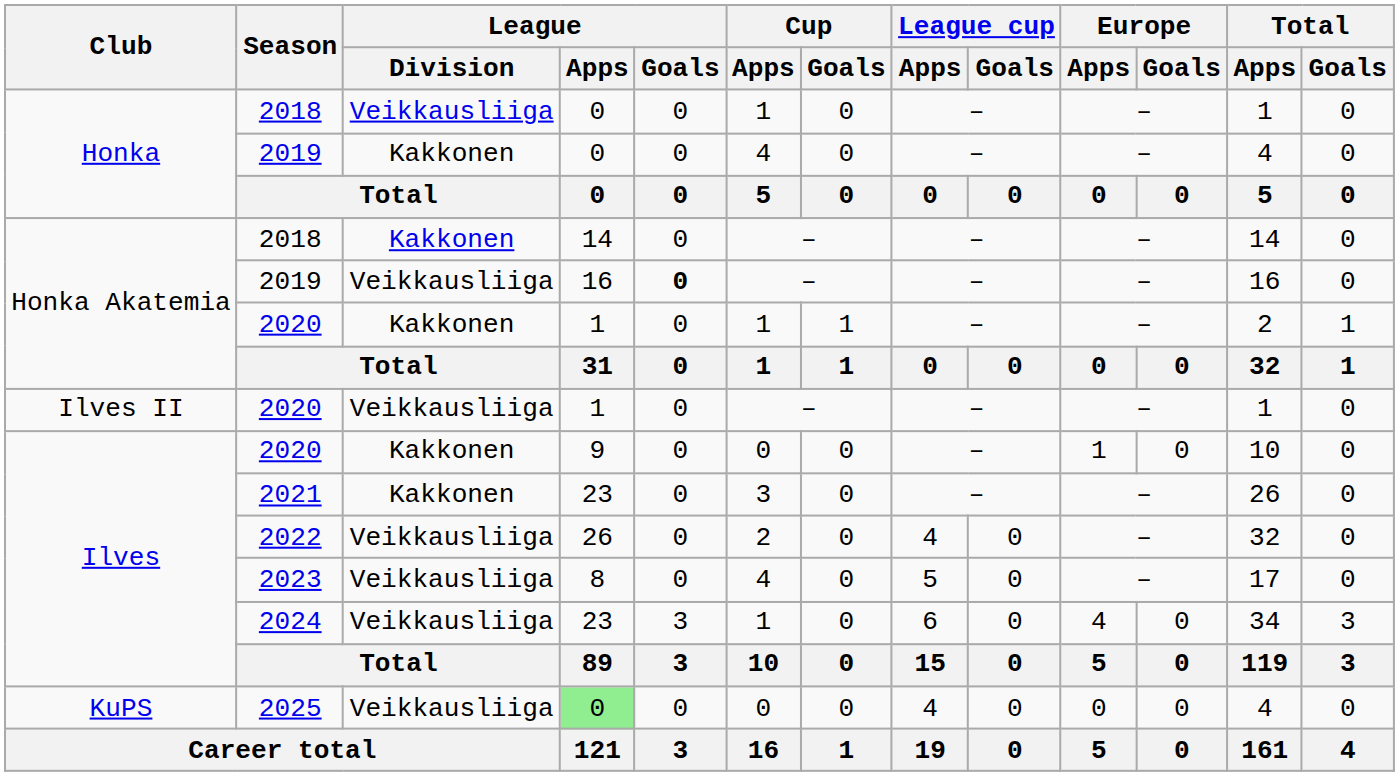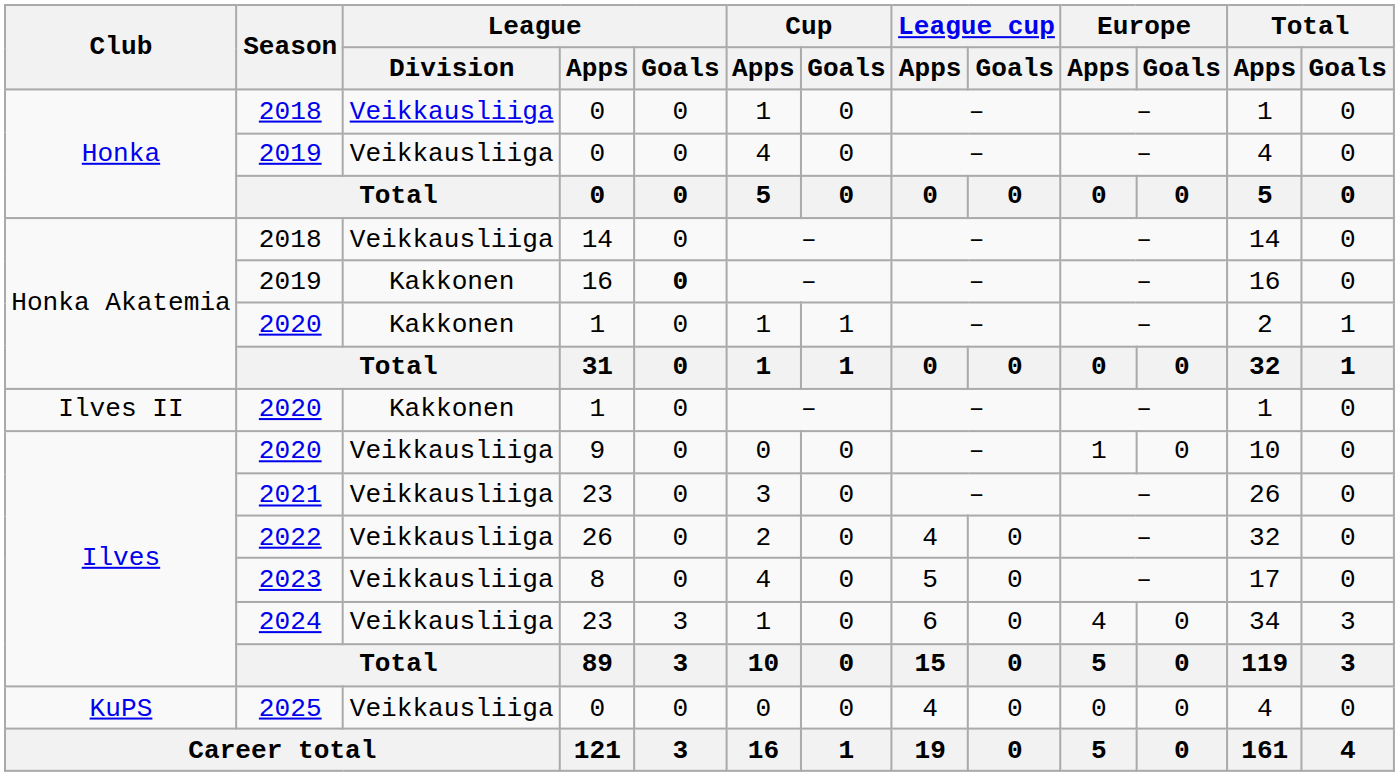(452, 154) Kakkonen -> (452, 154) Veikkausliiga
(452, 239) Kakkonen -> (452, 239) Veikkausliiga
(452, 282) Veikkausliiga -> (452, 282) Kakkonen
(452, 410) Veikkausliiga -> (452, 410) Kakkonen
(452, 452) Kakkonen -> (452, 452) Veikkausliiga
(452, 495) Kakkonen -> (452, 495) Veikkausliiga
(597, 708) lightgreen background -> (597, 708) no background
